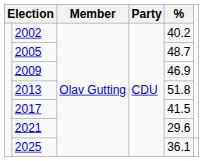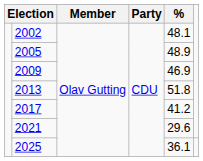(179, 33) 40.2 -> (179, 33) 48.1
(179, 52) 48.7 -> (179, 52) 48.9
(179, 109) 41.5 -> (179, 109) 41.2
